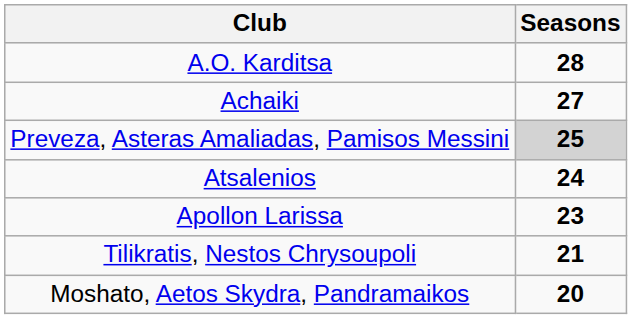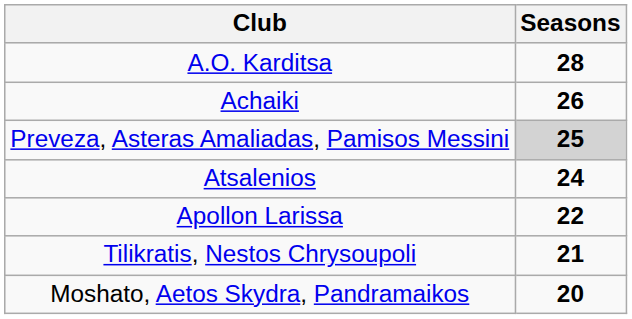(570, 100) 27 -> (570, 100) 26
(570, 216) 23 -> (570, 216) 22
